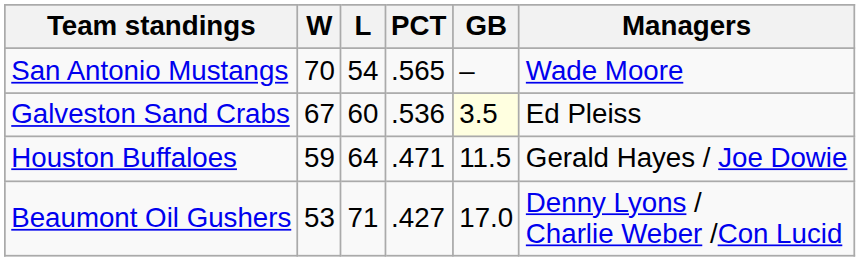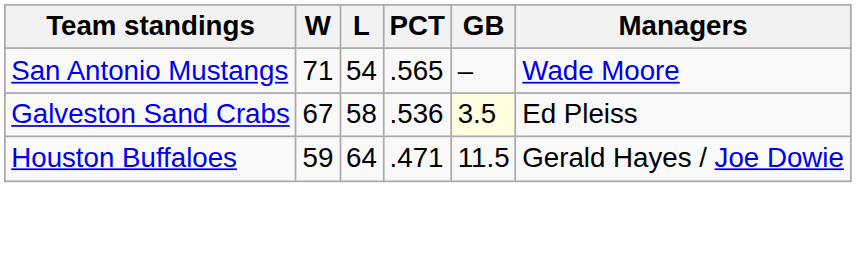(319, 70) 70 -> (318, 70) 71
(363, 114) 60 -> (361, 114) 58
- row: (151, 217)
